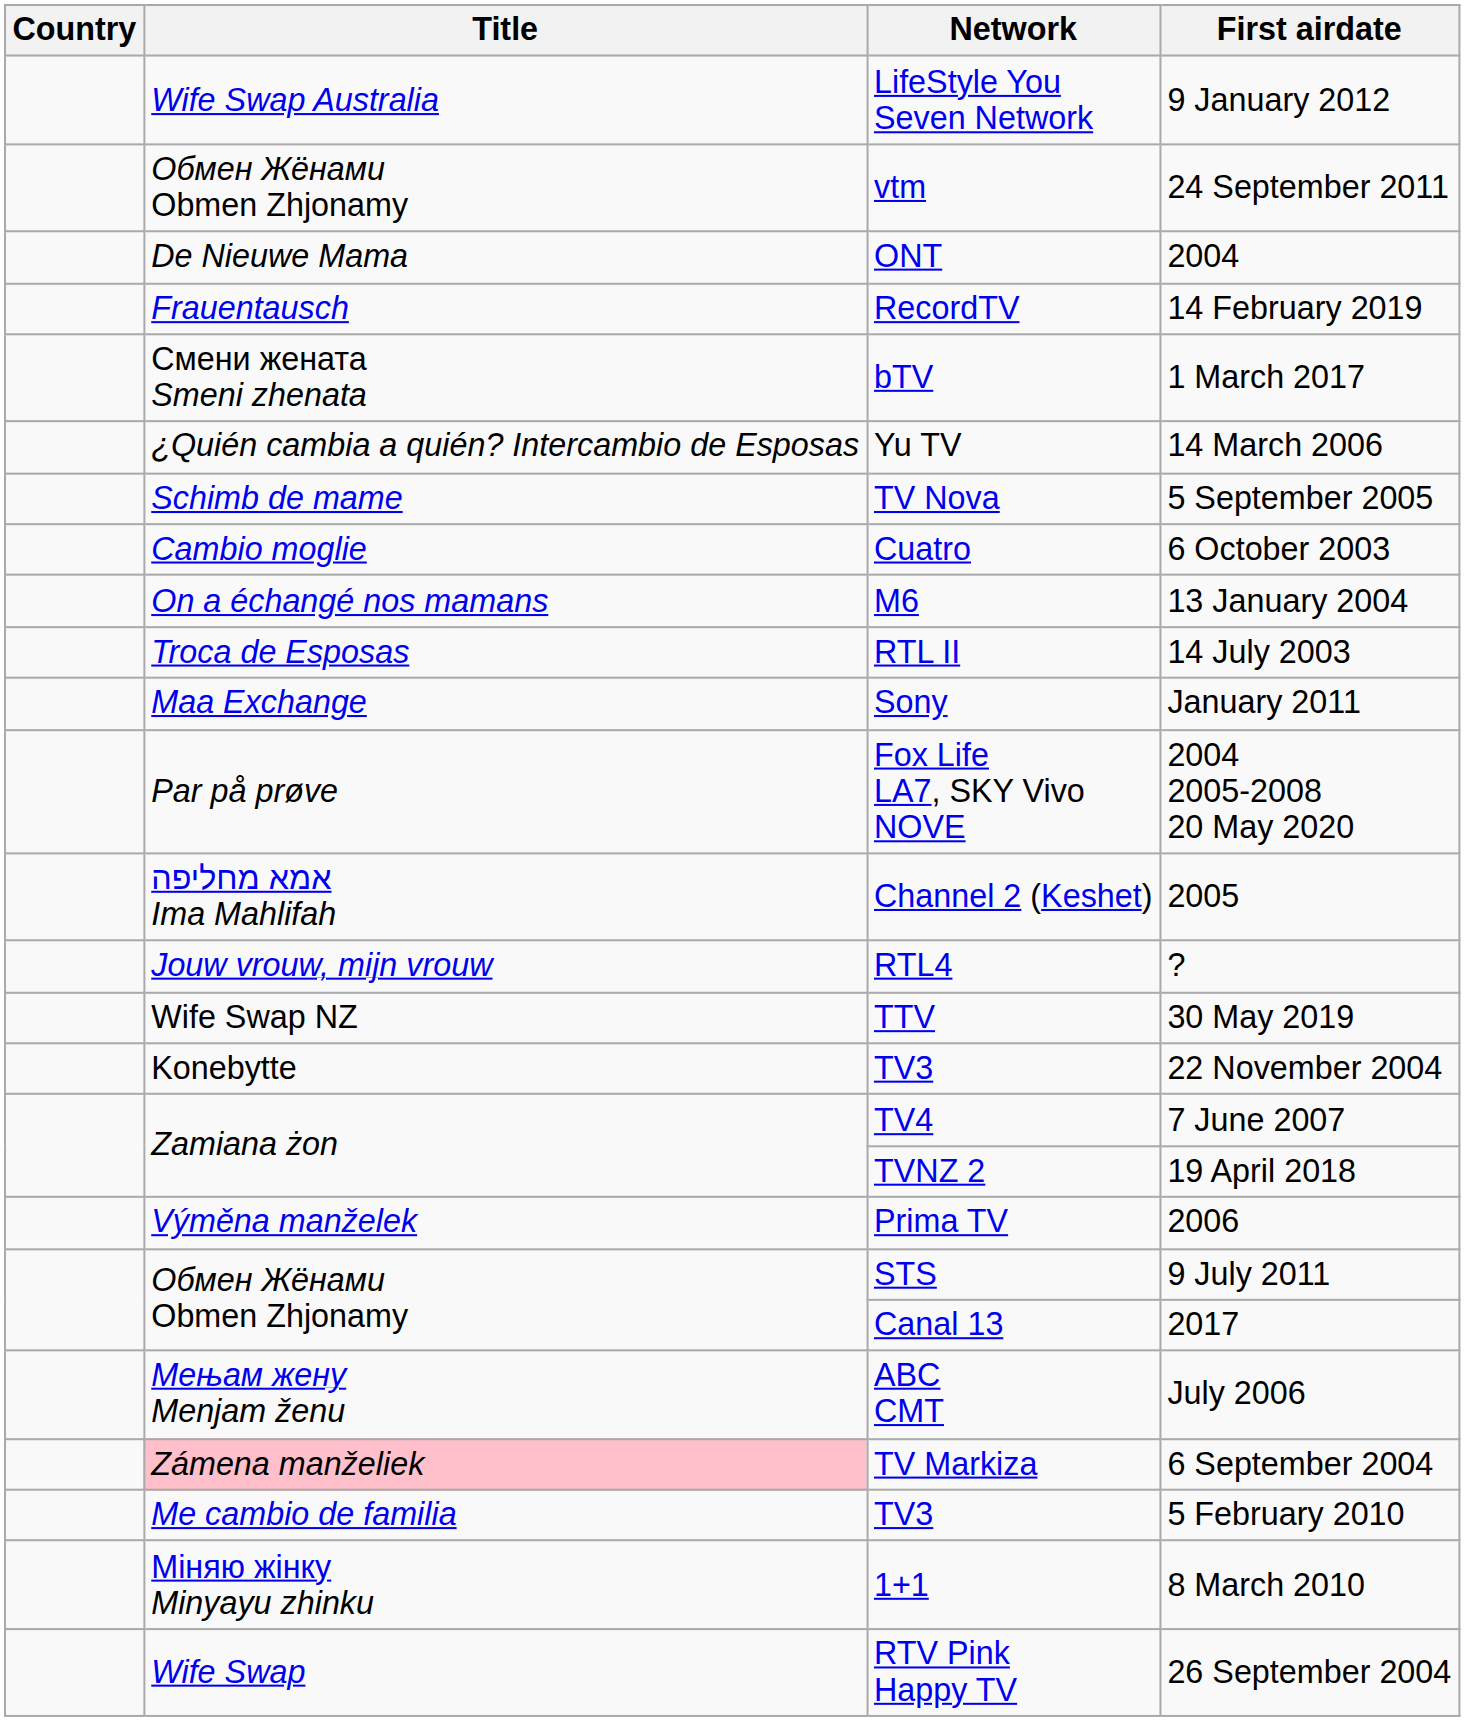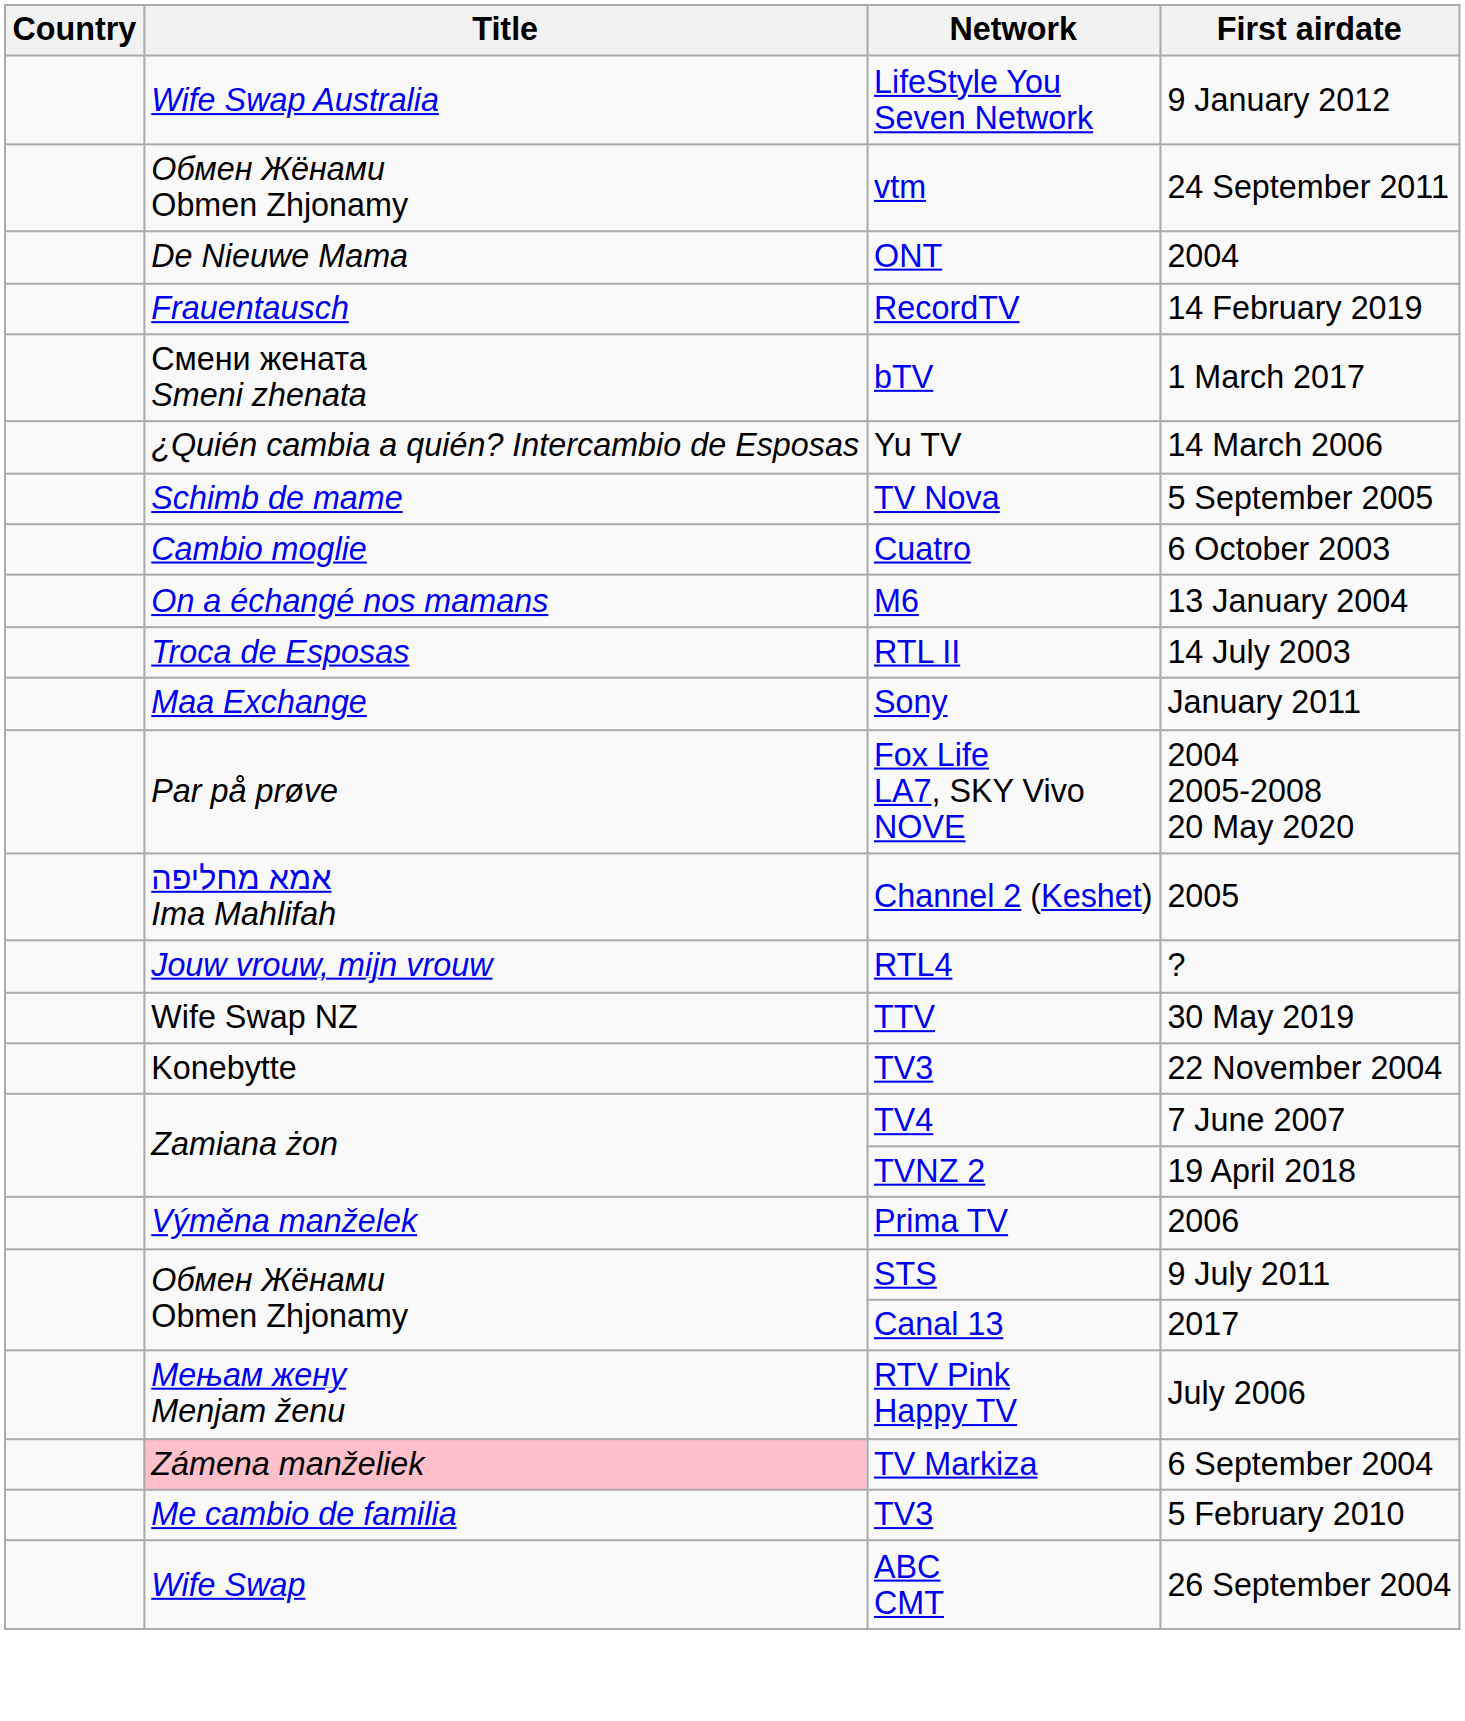(909, 1394) ABC CMT -> (946, 1394) RTV Pink Happy TV
- row: (1266, 1584)
(946, 1671) RTV Pink Happy TV -> (909, 1584) ABC CMT
